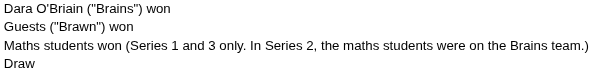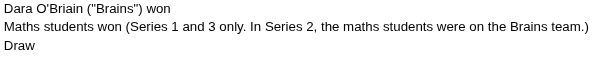- row: (69, 27)
